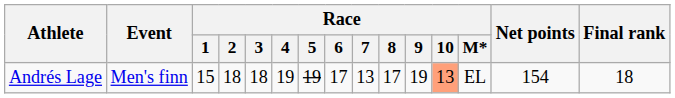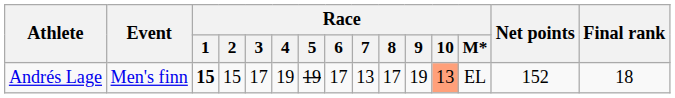(205, 78) normal -> (205, 78) bold
(232, 78) 18 -> (232, 78) 15
(259, 78) 18 -> (259, 78) 17
(535, 78) 154 -> (535, 78) 152
